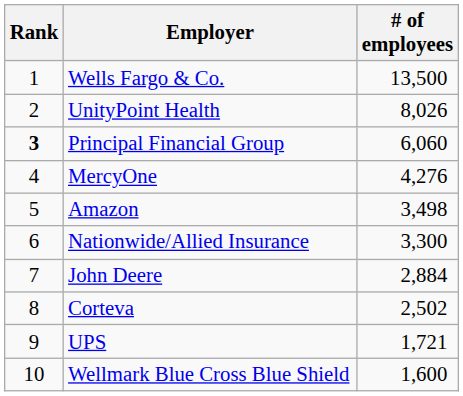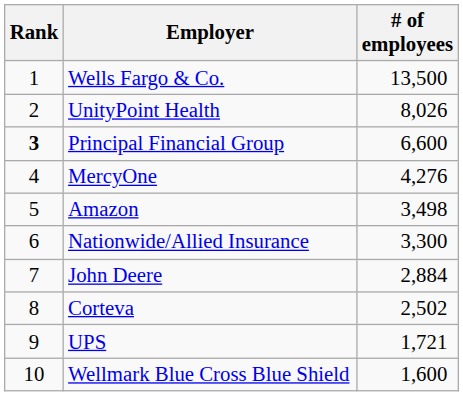(424, 143) 6,060 -> (424, 143) 6,600
